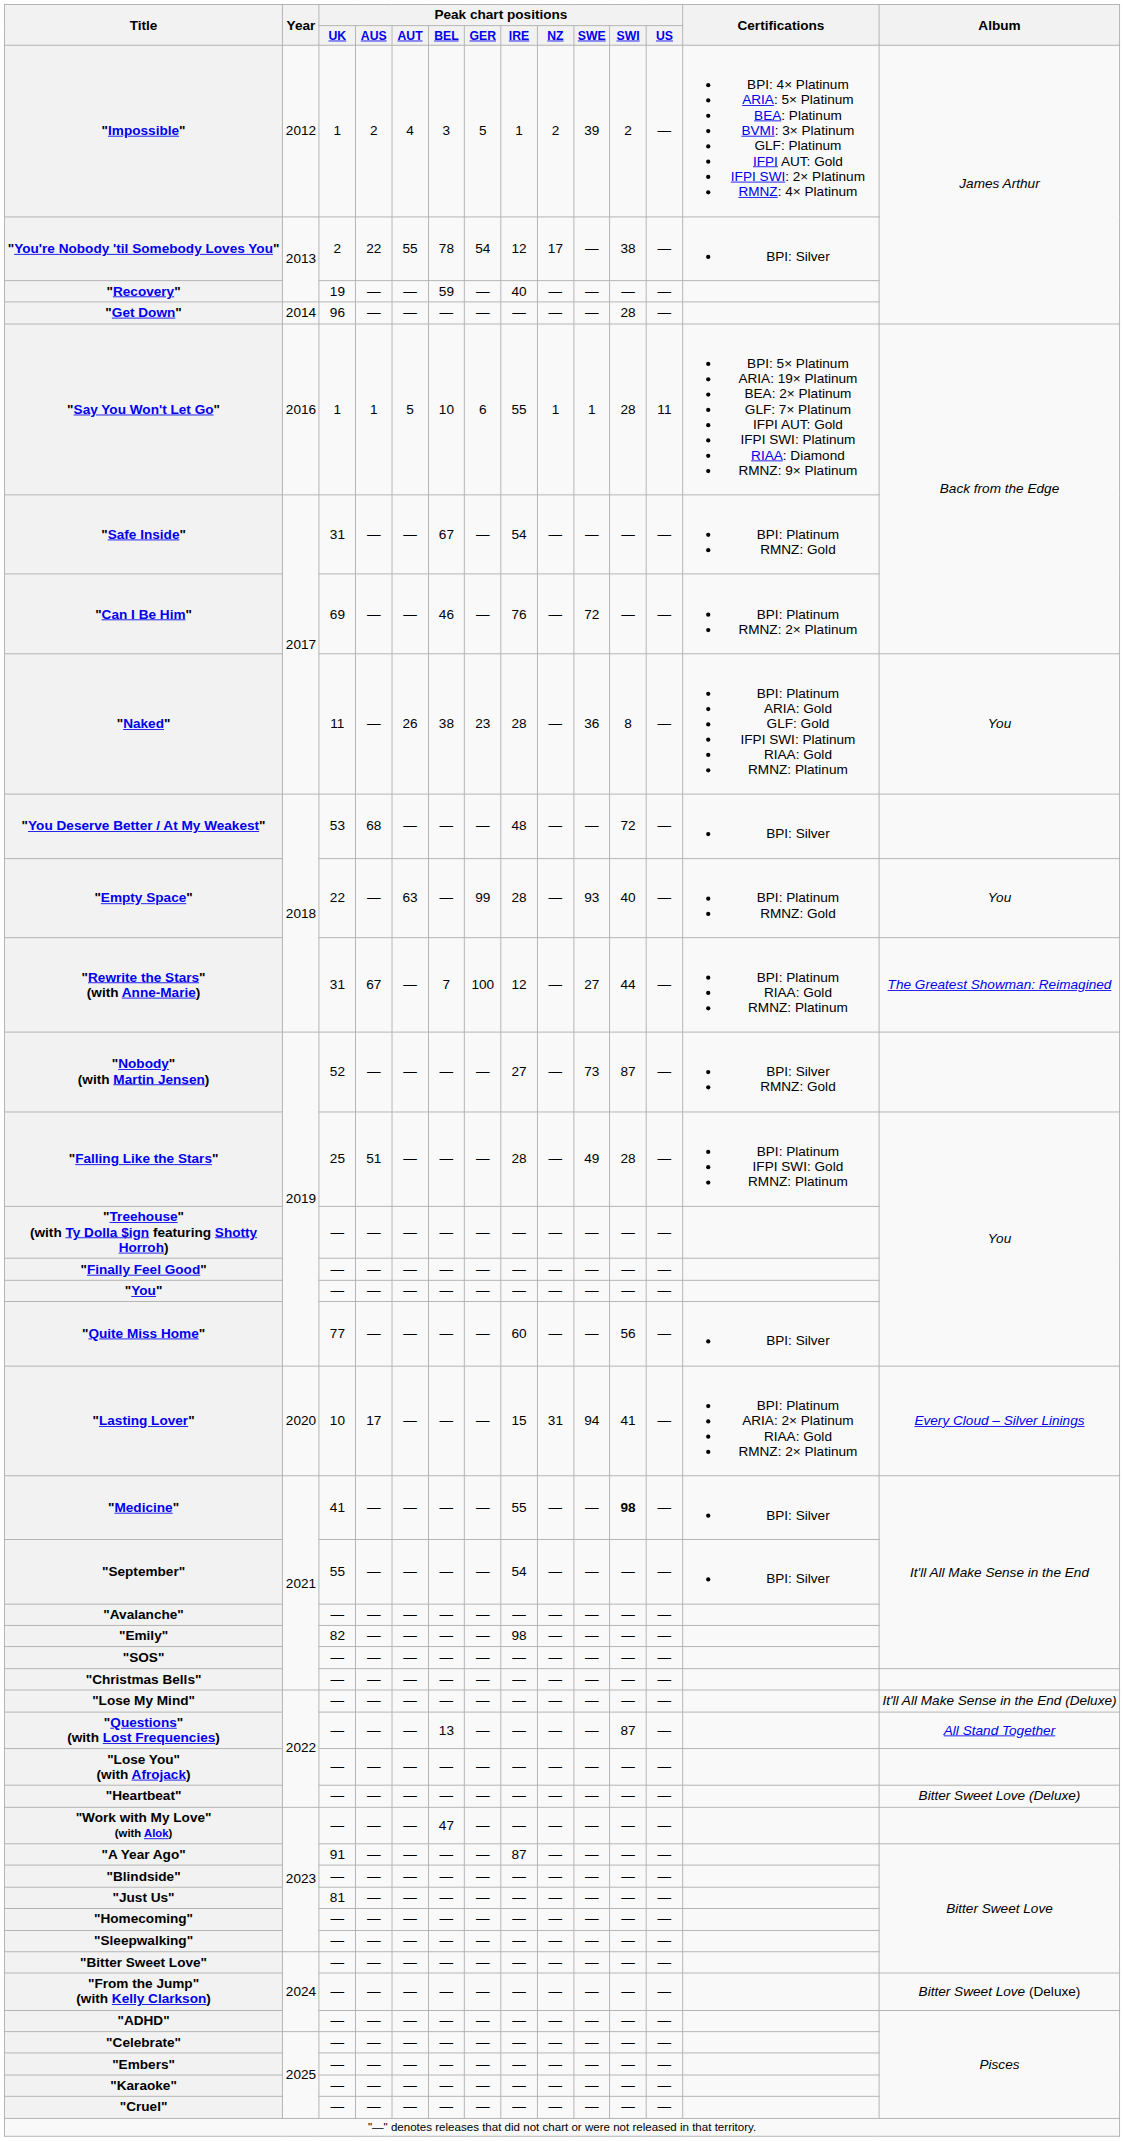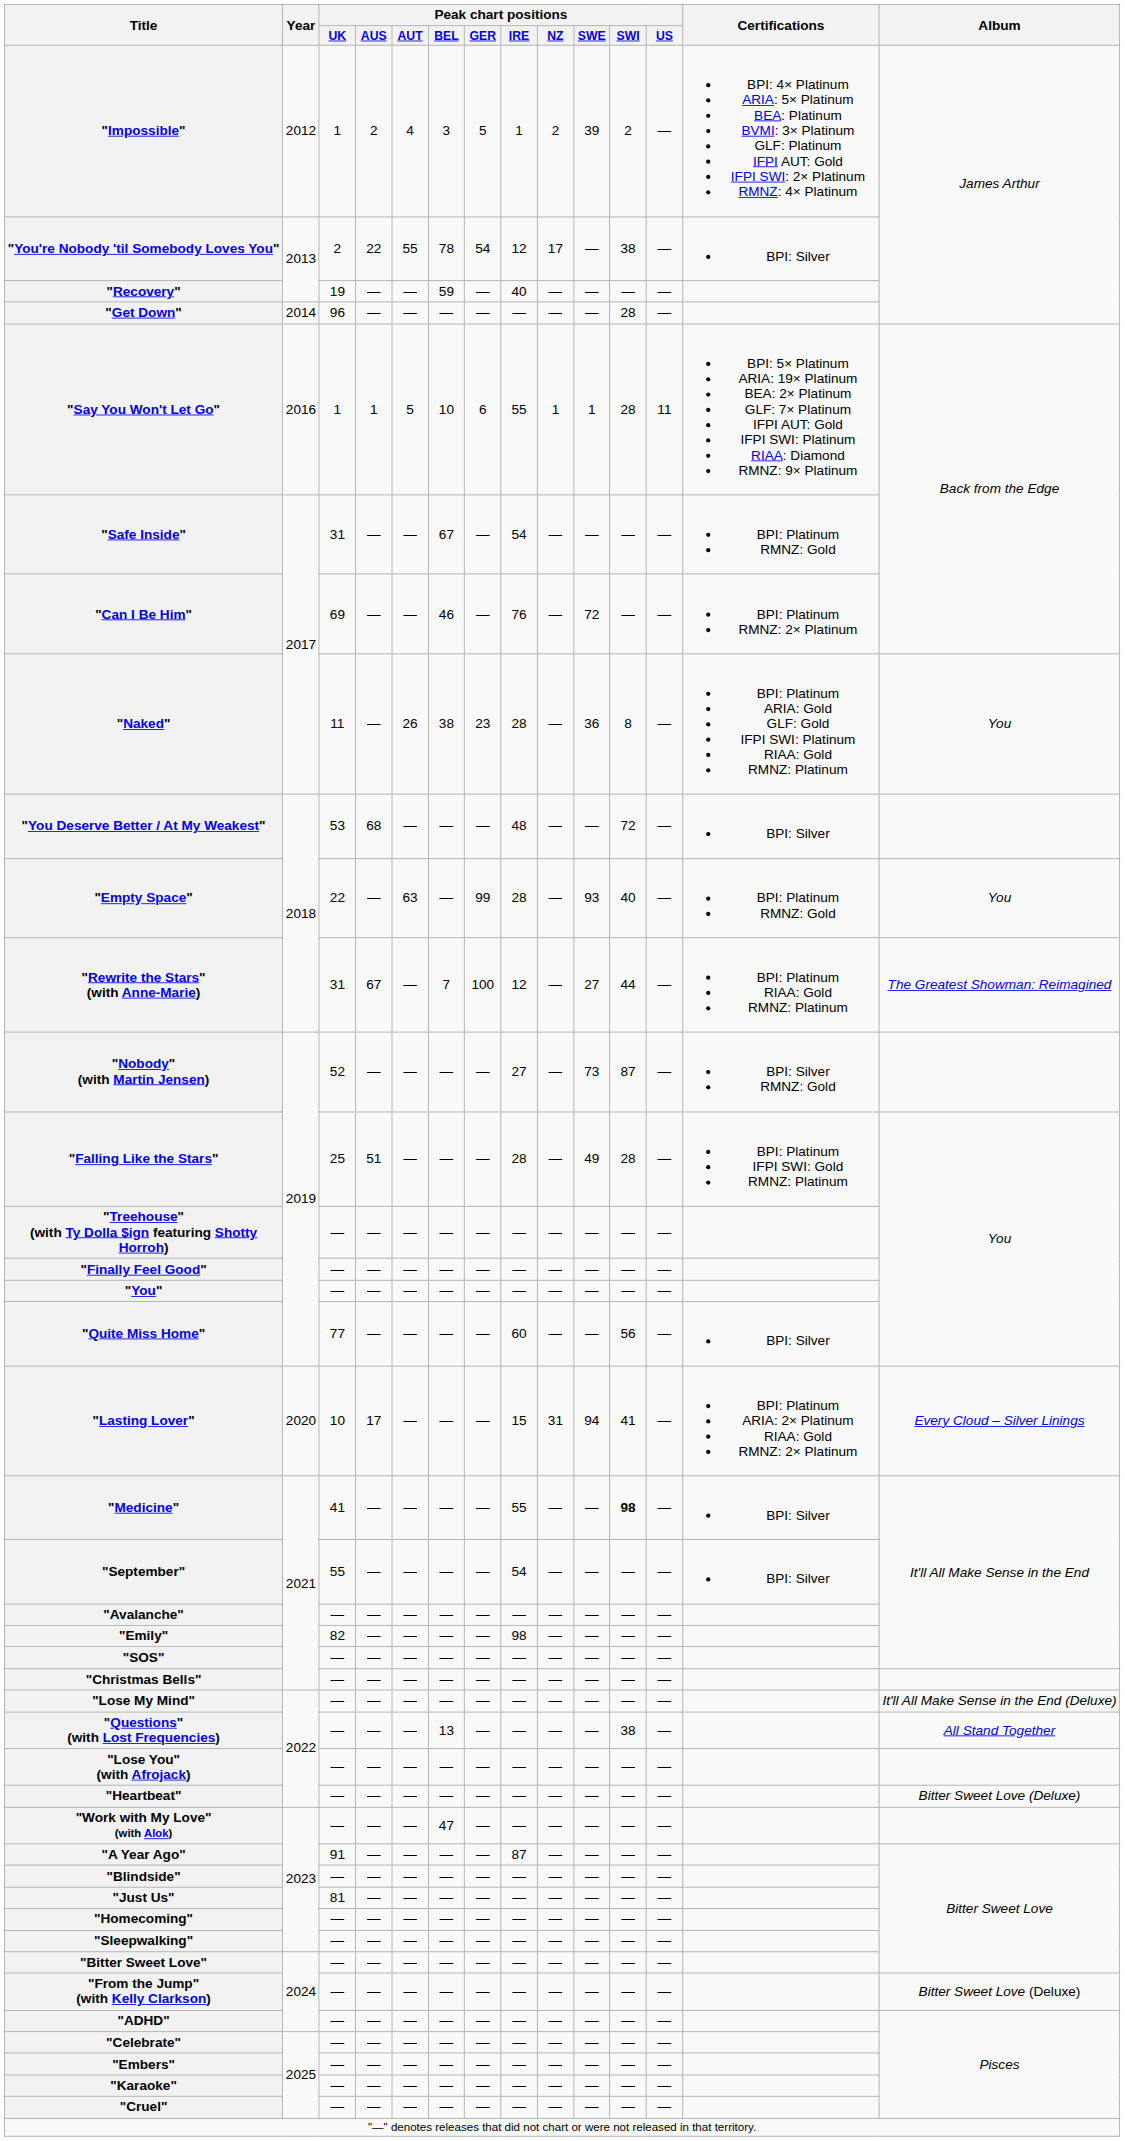(628, 1730) 87 -> (628, 1730) 38
